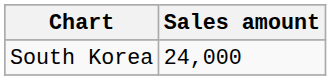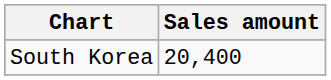(203, 58) 24,000 -> (203, 58) 20,400
